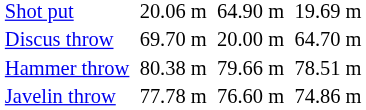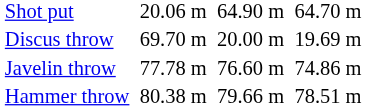(328, 11) 19.69 m -> (328, 11) 64.70 m
(328, 39) 64.70 m -> (328, 39) 19.69 m
rows swapped: (67, 68) <-> (60, 96)
